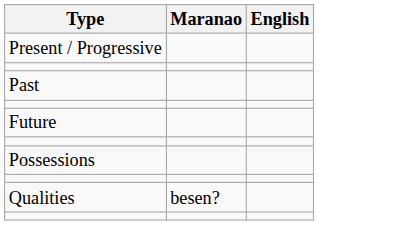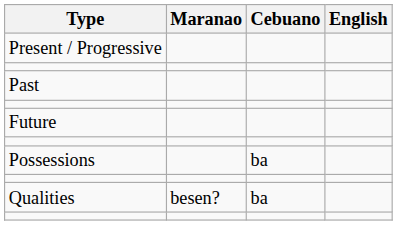+ column: (285, 18)
